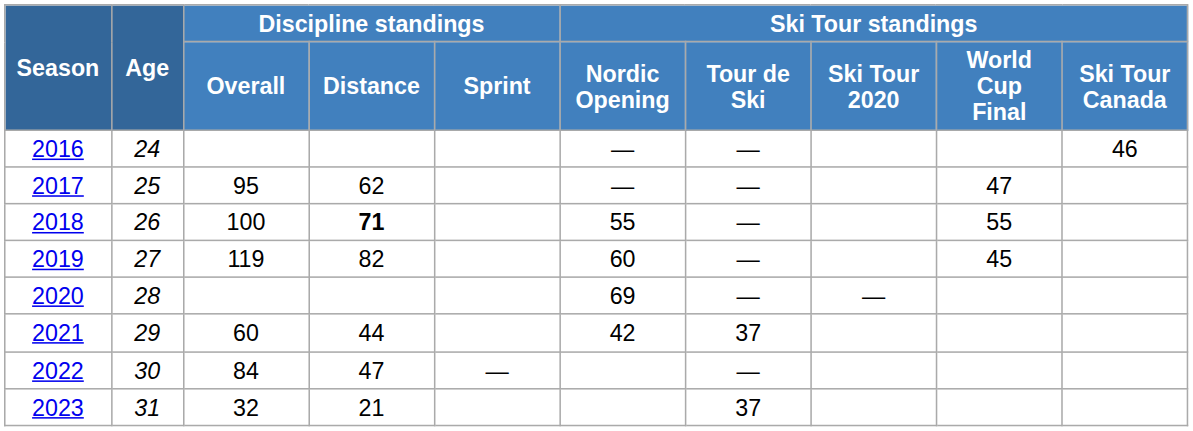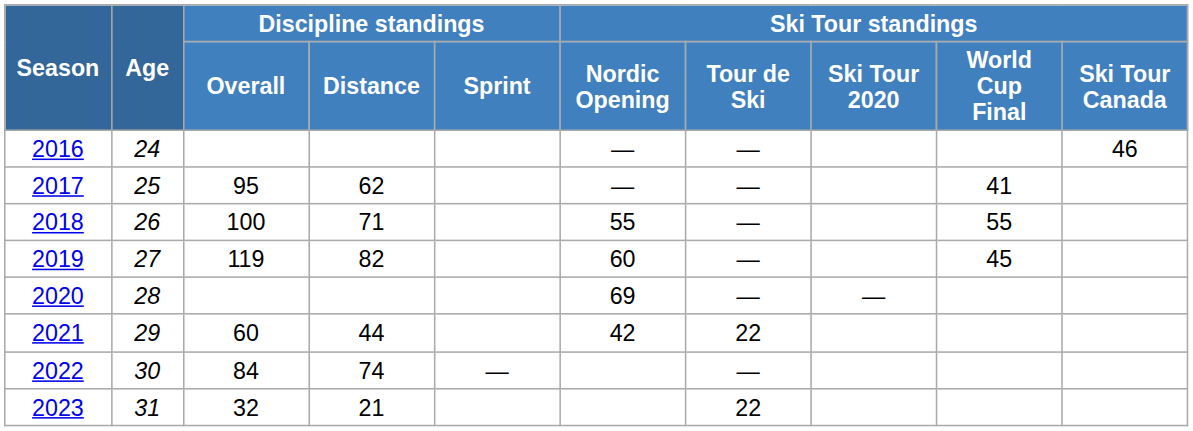(999, 186) 47 -> (999, 186) 41
(371, 223) bold -> (371, 223) normal
(748, 333) 37 -> (748, 333) 22
(371, 370) 47 -> (371, 370) 74
(748, 407) 37 -> (748, 407) 22
